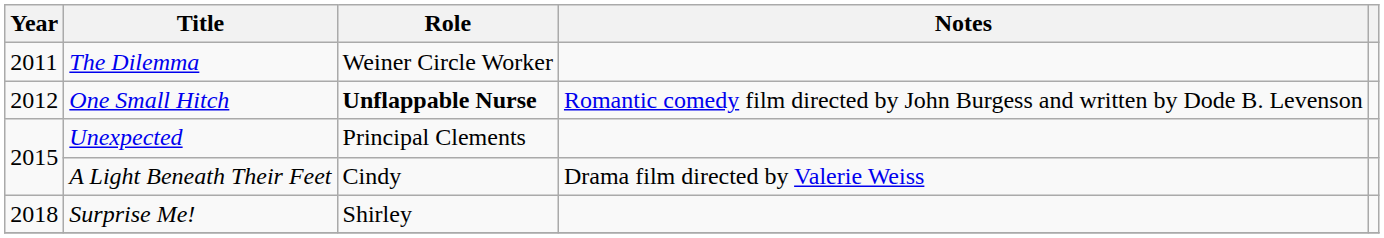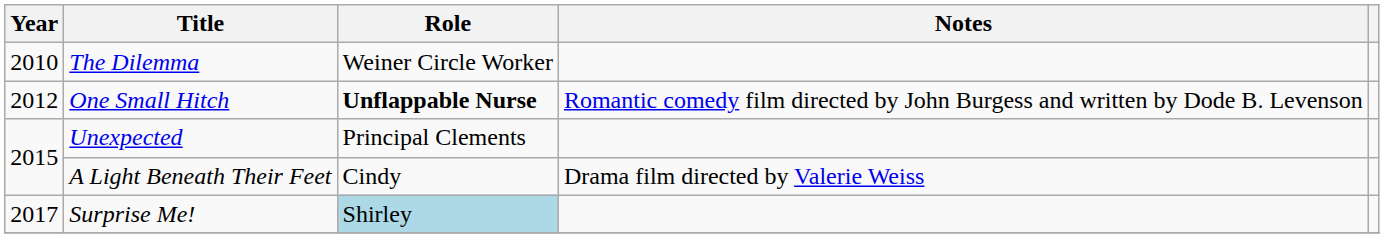(34, 61) 2011 -> (34, 61) 2010
(34, 213) 2018 -> (34, 213) 2017
(377, 213) no background -> (377, 213) lightblue background
